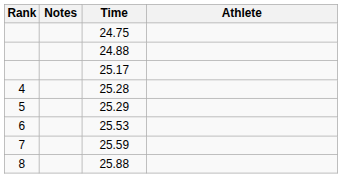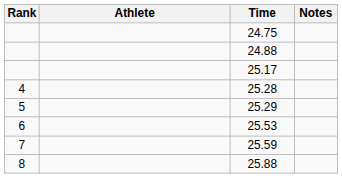columns swapped: (242, 13) <-> (61, 13)
